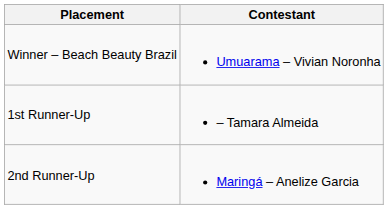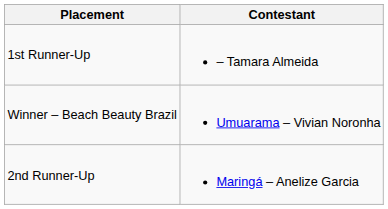rows swapped: (92, 55) <-> (49, 115)
